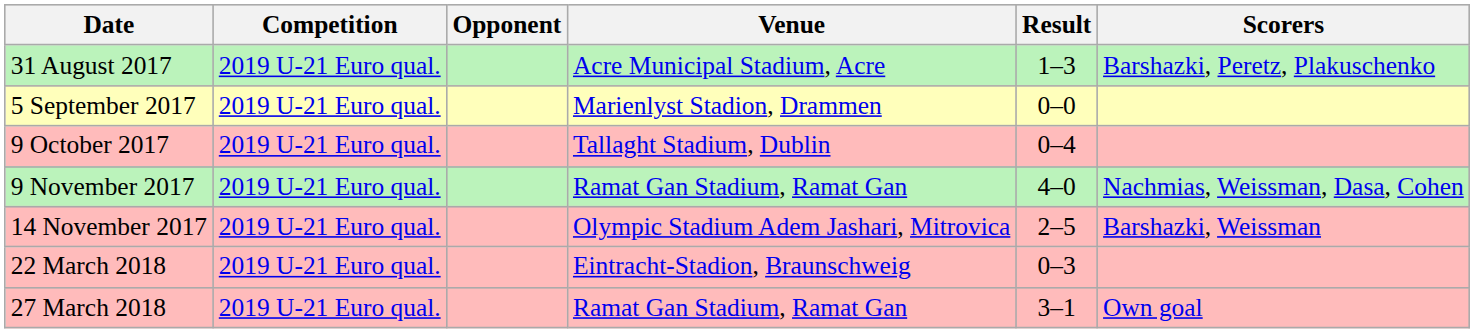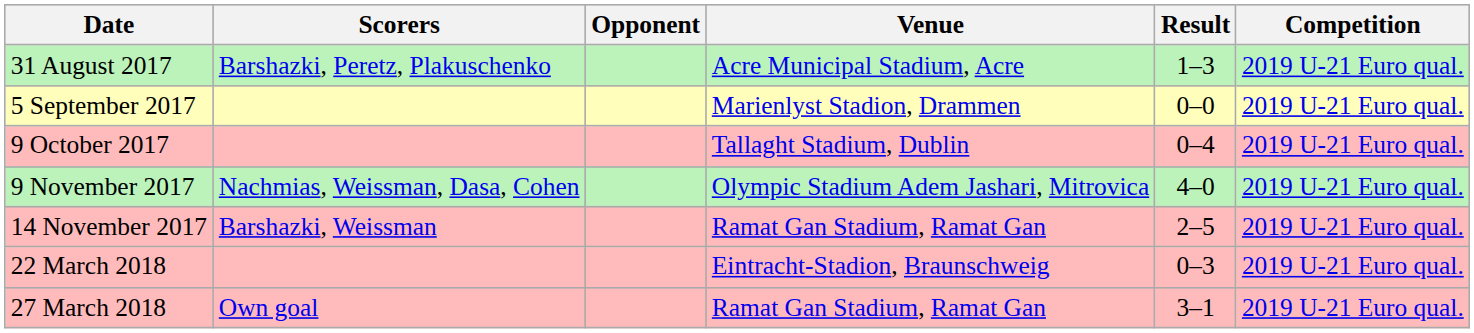columns swapped: (330, 24) <-> (1283, 24)
(740, 186) Ramat Gan Stadium, Ramat Gan -> (930, 186) Olympic Stadium Adem Jashari, Mitrovica
(792, 226) Olympic Stadium Adem Jashari, Mitrovica -> (879, 226) Ramat Gan Stadium, Ramat Gan
